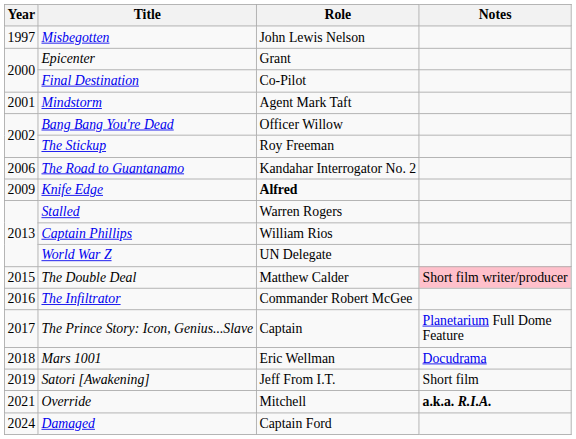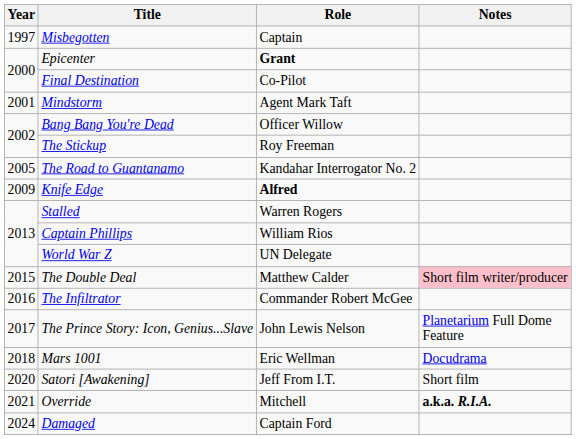(312, 37) John Lewis Nelson -> (281, 37) Captain
(275, 59) normal -> (277, 59) bold
(21, 168) 2006 -> (21, 168) 2005
(281, 328) Captain -> (312, 328) John Lewis Nelson
(21, 380) 2019 -> (21, 380) 2020
